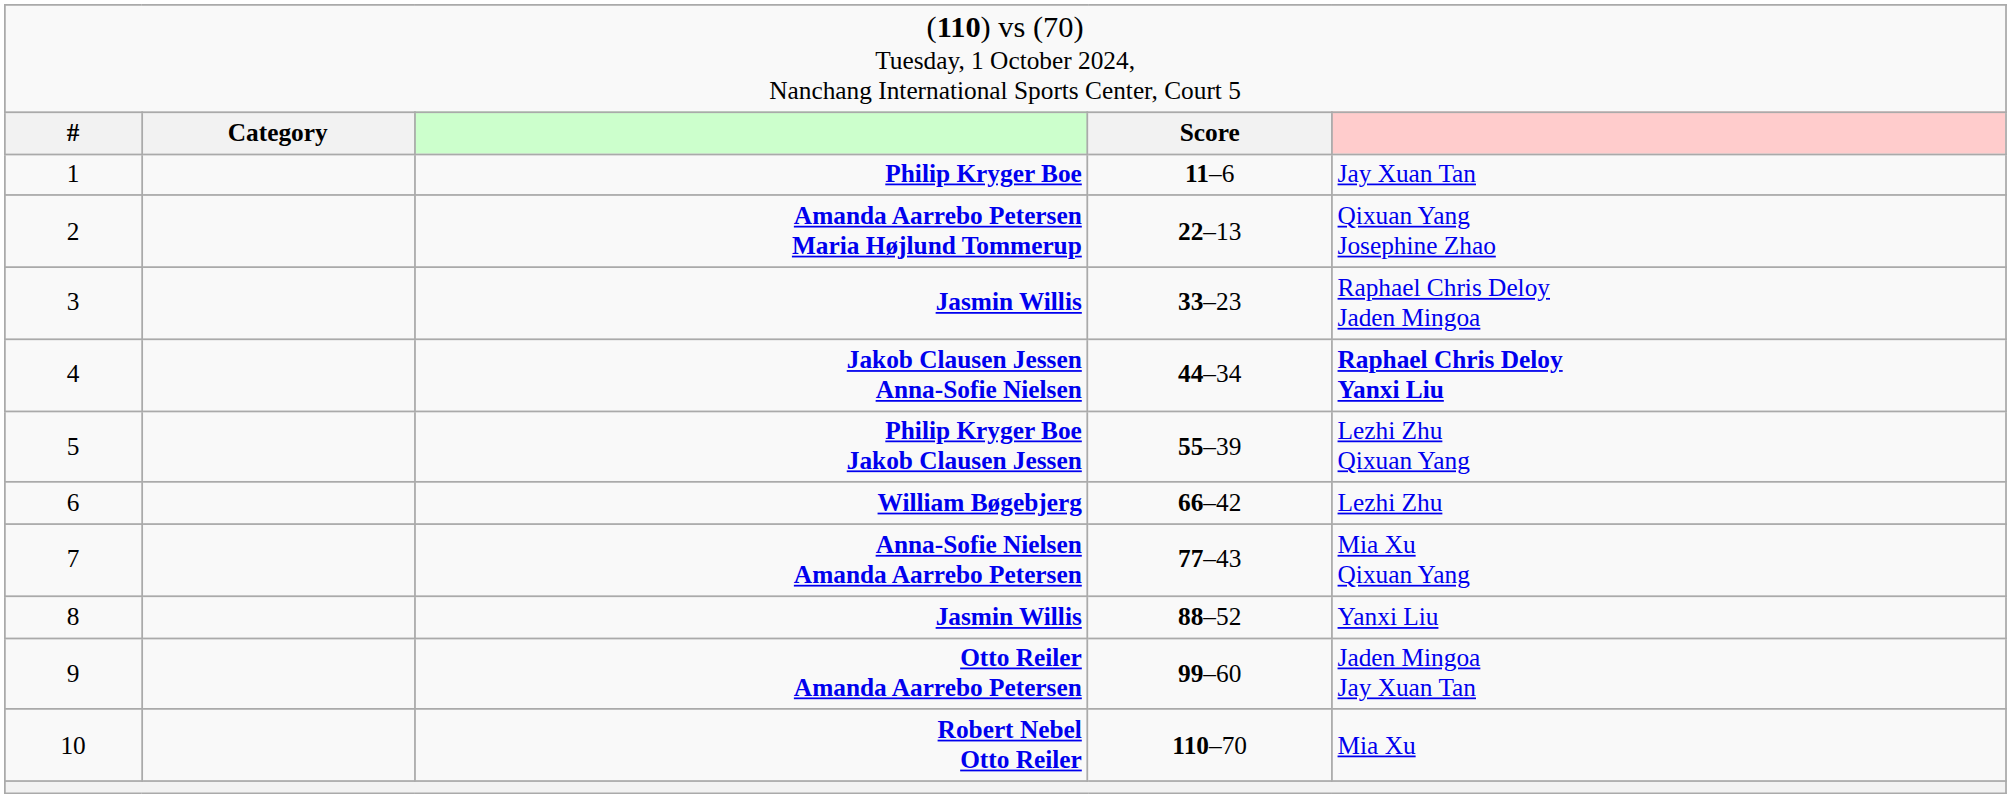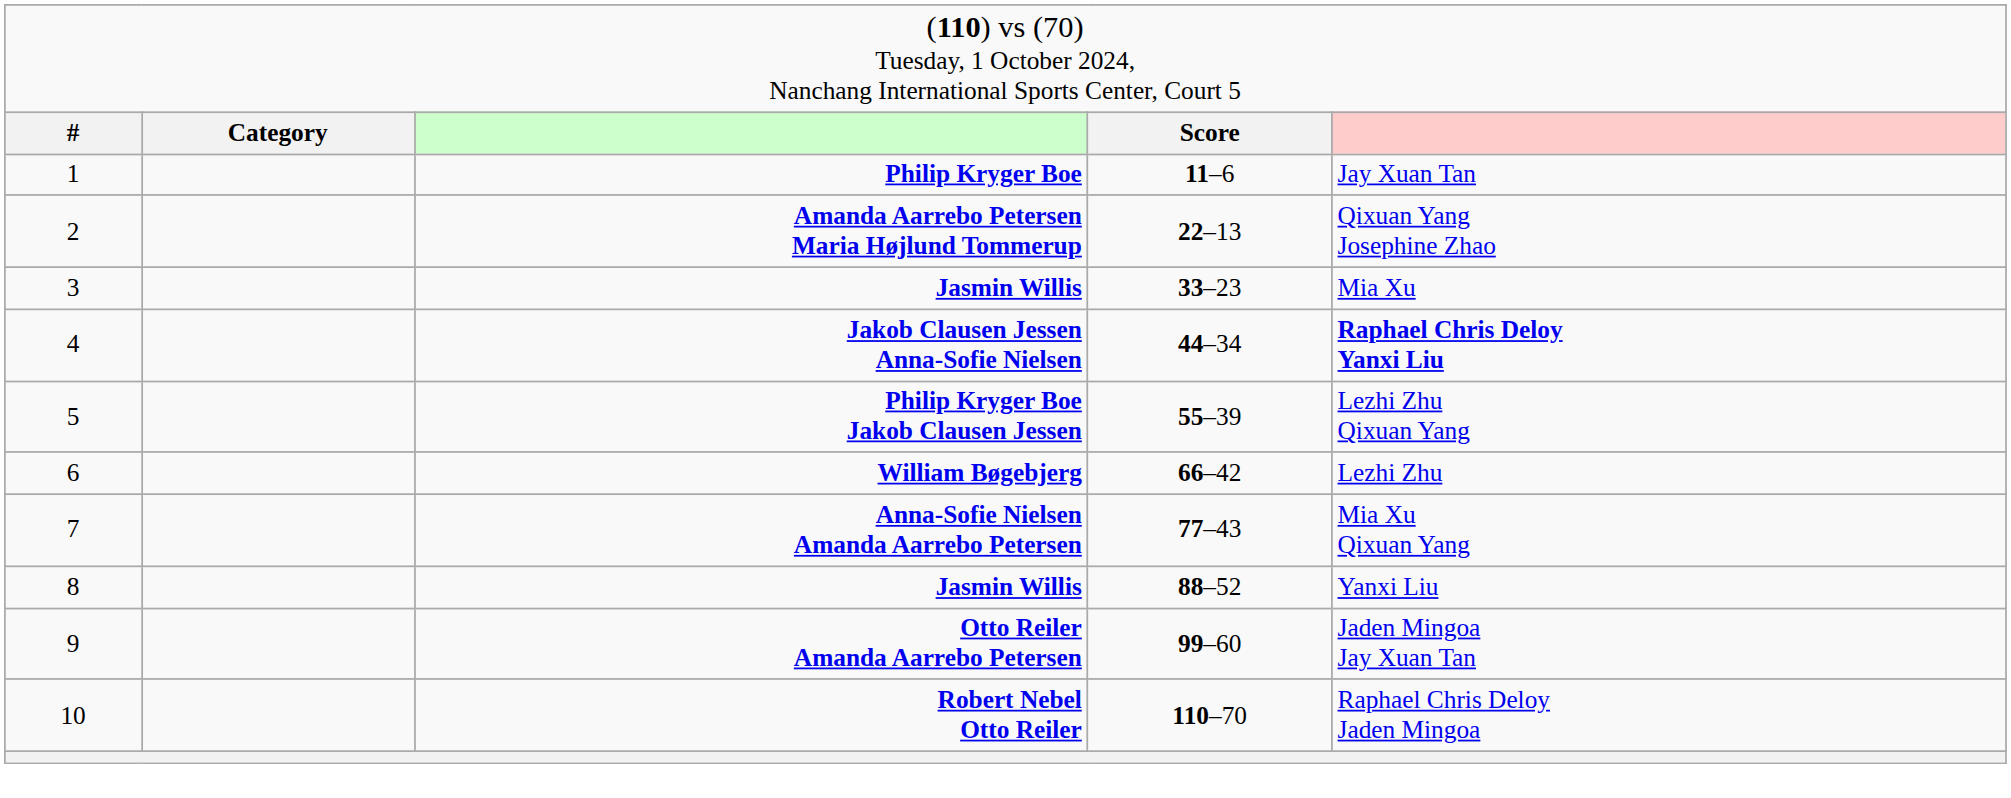(1444, 302) Raphael Chris Deloy Jaden Mingoa -> (1377, 288) Mia Xu
(1377, 745) Mia Xu -> (1444, 715) Raphael Chris Deloy Jaden Mingoa
